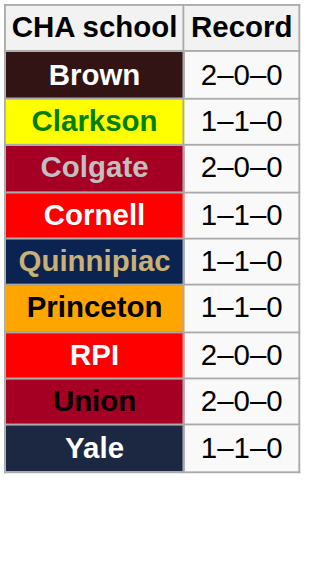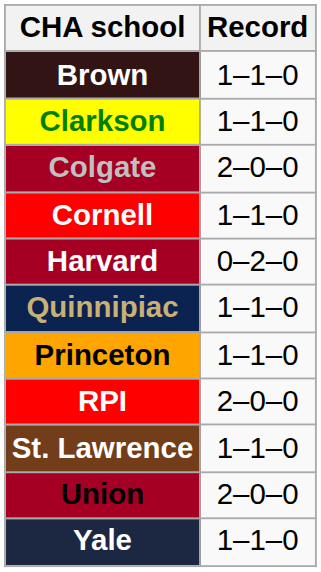(242, 74) 2–0–0 -> (258, 74) 1–1–0
+ row: (103, 261)
+ row: (103, 448)
